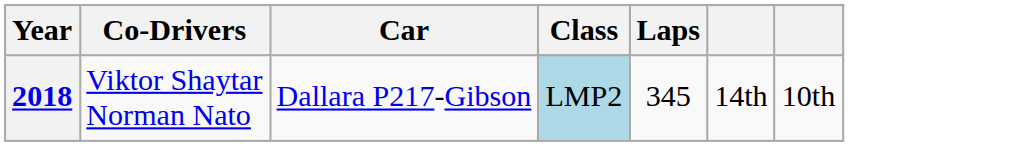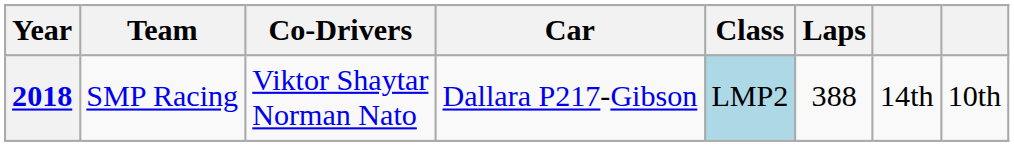+ column: (162, 29)
(668, 97) 345 -> (834, 97) 388
